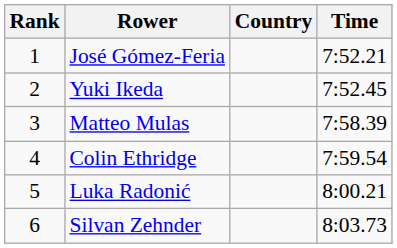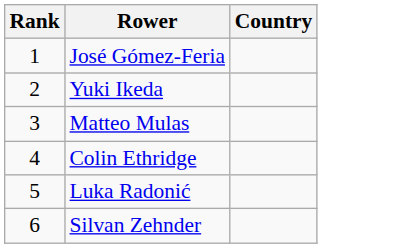- column: (355, 21)
